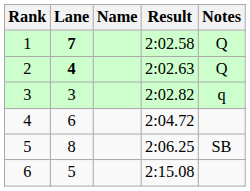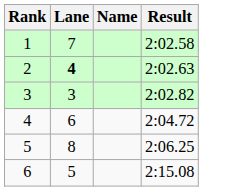- column: (222, 17)
(72, 43) bold -> (72, 43) normal
